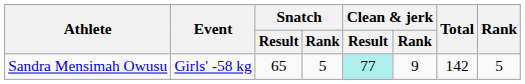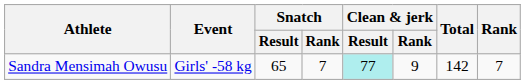(323, 67) 5 -> (323, 67) 7
(499, 67) 5 -> (499, 67) 7
